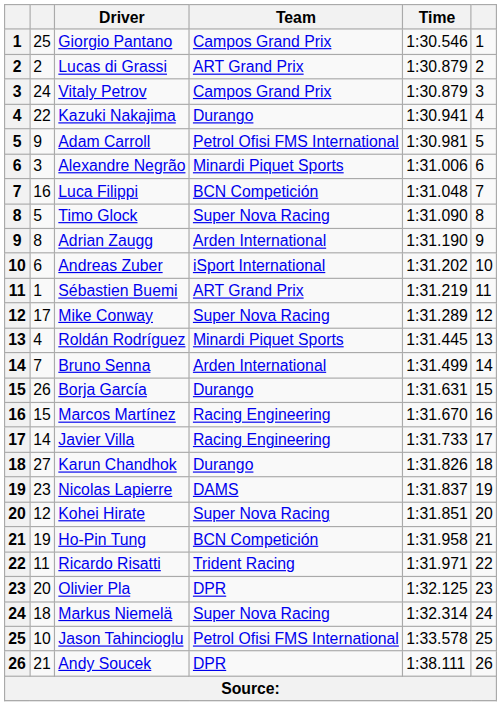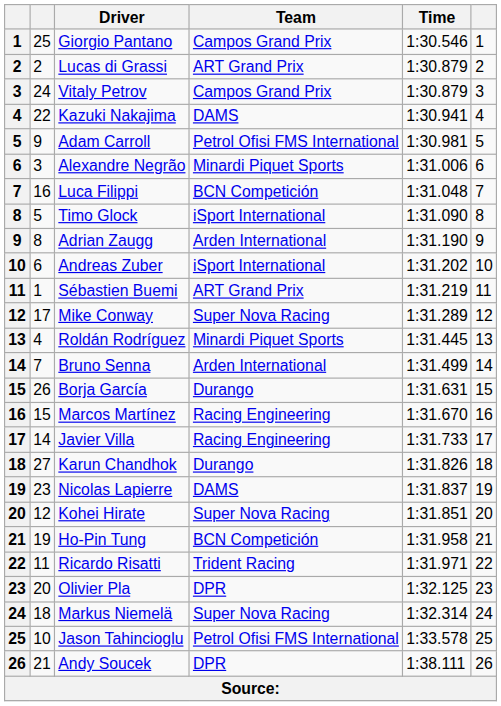(223, 116) Durango -> (216, 116) DAMS
(261, 216) Super Nova Racing -> (259, 216) iSport International
